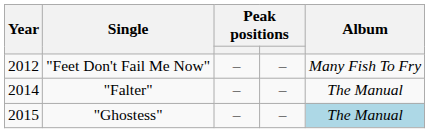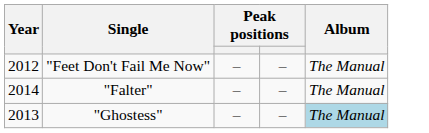(365, 66) Many Fish To Fry -> (347, 66) The Manual
(24, 115) 2015 -> (24, 115) 2013
